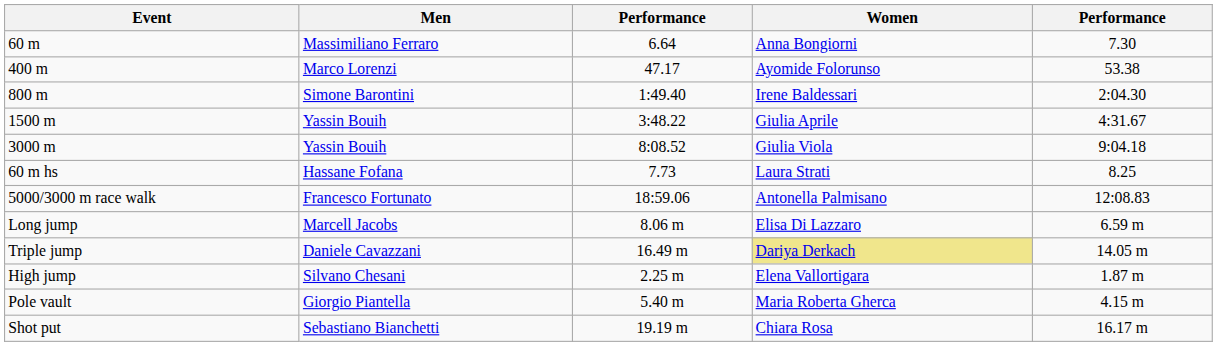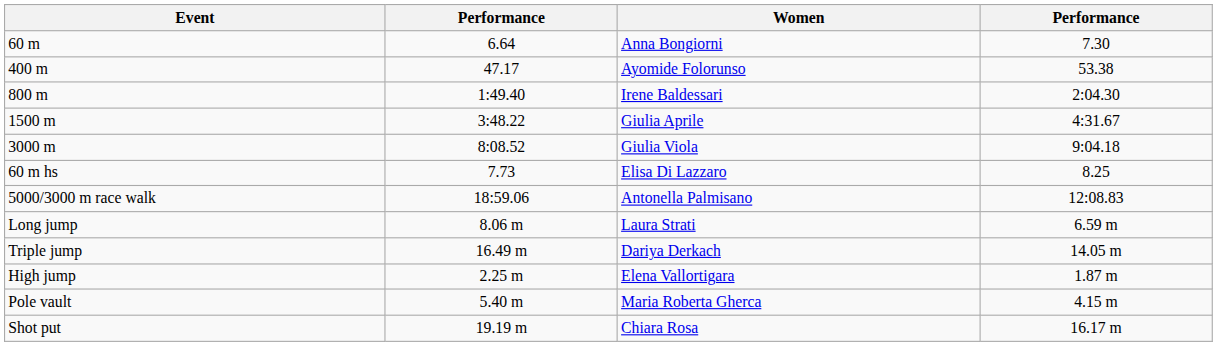- column: (436, 17)
(793, 173) Laura Strati -> (674, 173) Elisa Di Lazzaro
(808, 224) Elisa Di Lazzaro -> (658, 224) Laura Strati
(805, 250) khaki background -> (671, 250) no background
